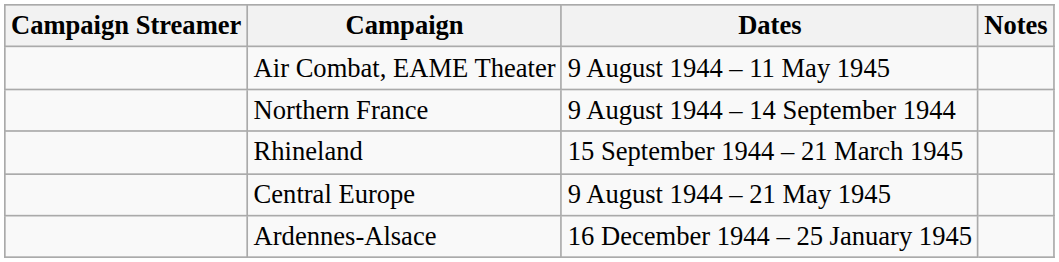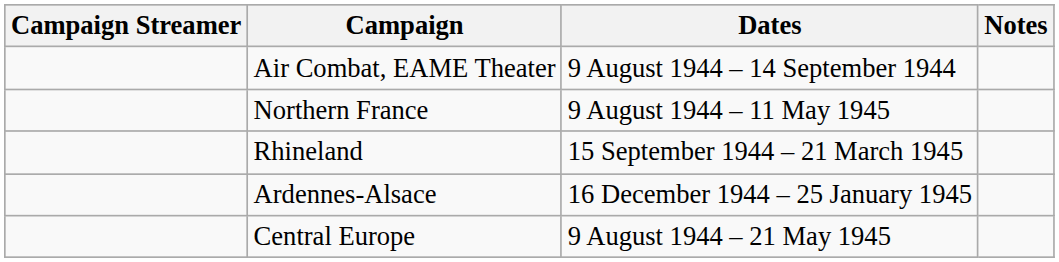(729, 67) 9 August 1944 – 11 May 1945 -> (762, 67) 9 August 1944 – 14 September 1944
(762, 109) 9 August 1944 – 14 September 1944 -> (729, 109) 9 August 1944 – 11 May 1945
rows swapped: (345, 236) <-> (334, 194)
